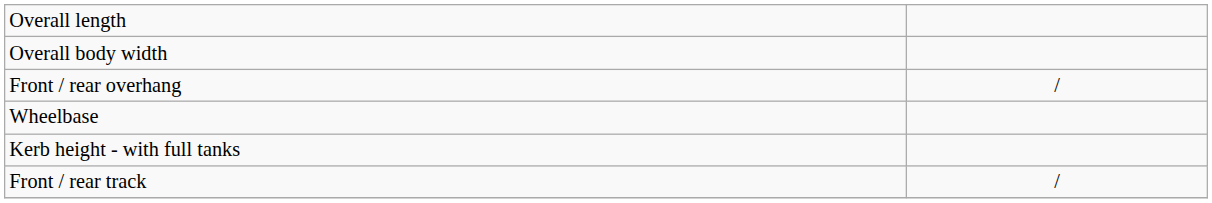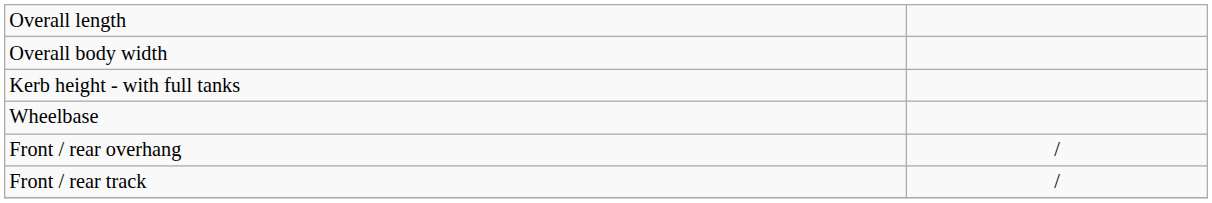rows swapped: (125, 149) <-> (95, 85)
